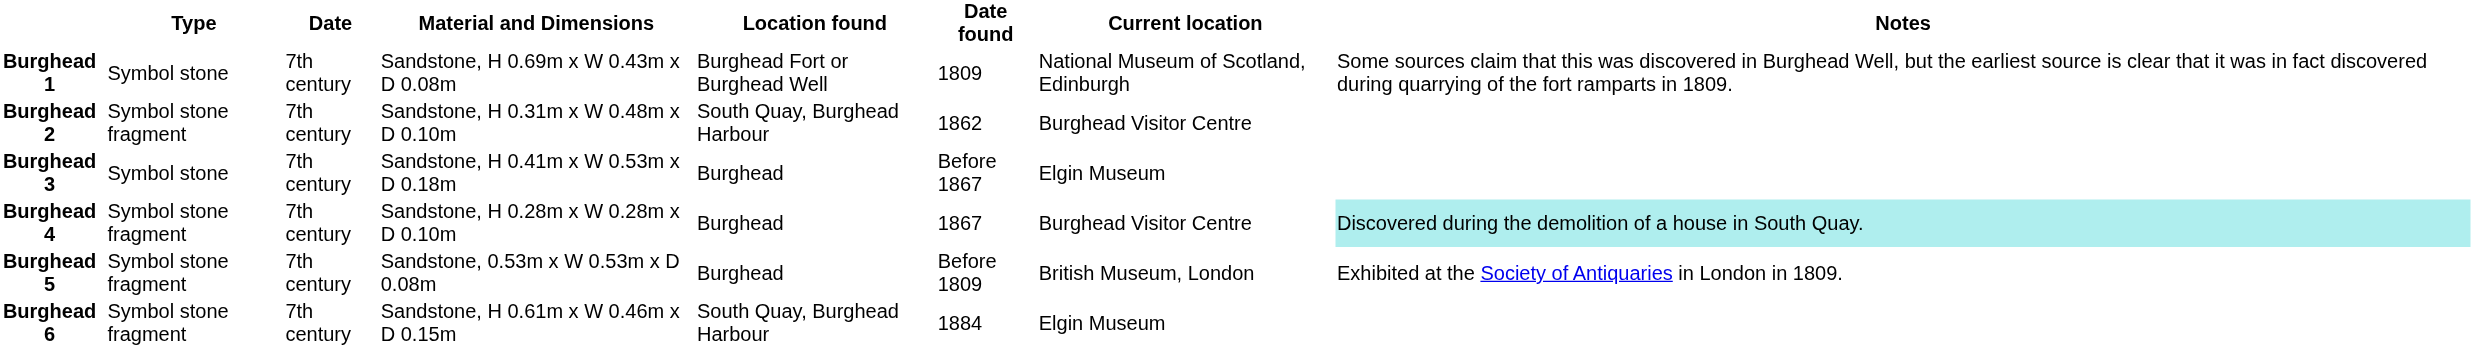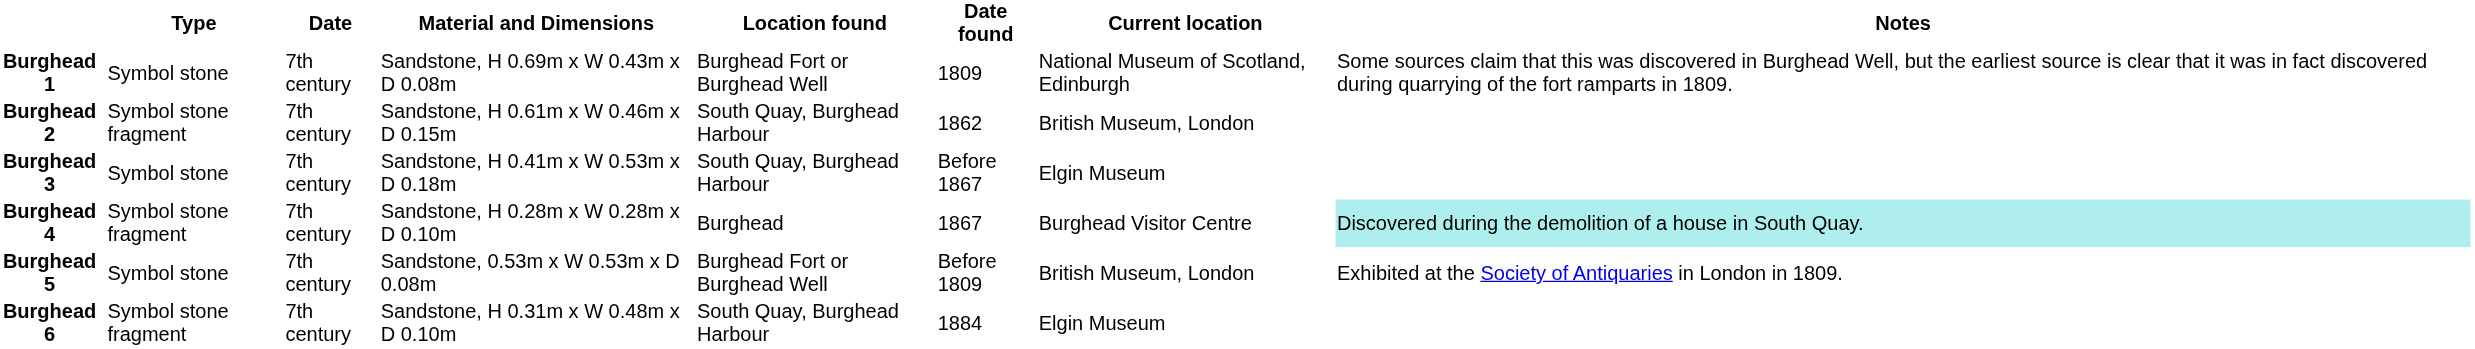(530, 123) Sandstone, H 0.31m x W 0.48m x D 0.10m -> (530, 123) Sandstone, H 0.61m x W 0.46m x D 0.15m
(1145, 123) Burghead Visitor Centre -> (1147, 123) British Museum, London
(740, 173) Burghead -> (798, 173) South Quay, Burghead Harbour
(168, 273) Symbol stone fragment -> (168, 273) Symbol stone
(740, 273) Burghead -> (773, 273) Burghead Fort or Burghead Well
(530, 323) Sandstone, H 0.61m x W 0.46m x D 0.15m -> (530, 323) Sandstone, H 0.31m x W 0.48m x D 0.10m
